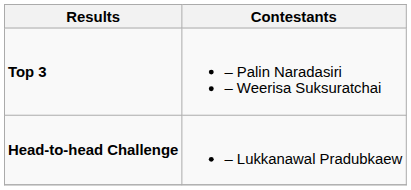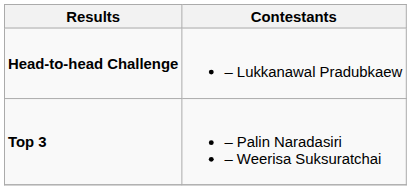rows swapped: (93, 150) <-> (27, 72)
